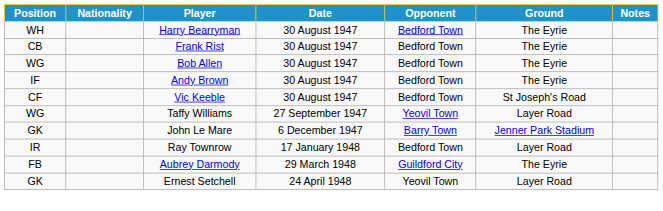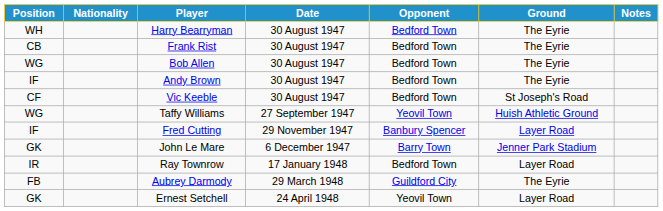(544, 114) Layer Road -> (547, 114) Huish Athletic Ground
+ row: (192, 131)
